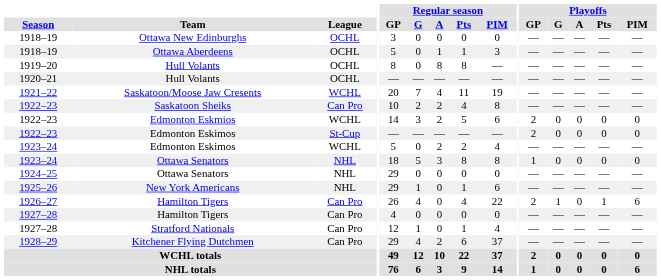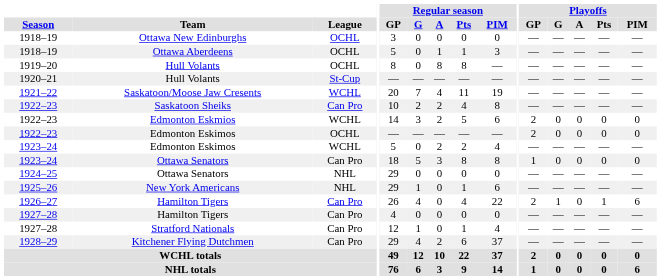(345, 78) OCHL -> (345, 78) St-Cup
(345, 133) St-Cup -> (345, 133) OCHL
(345, 160) NHL -> (345, 160) Can Pro
